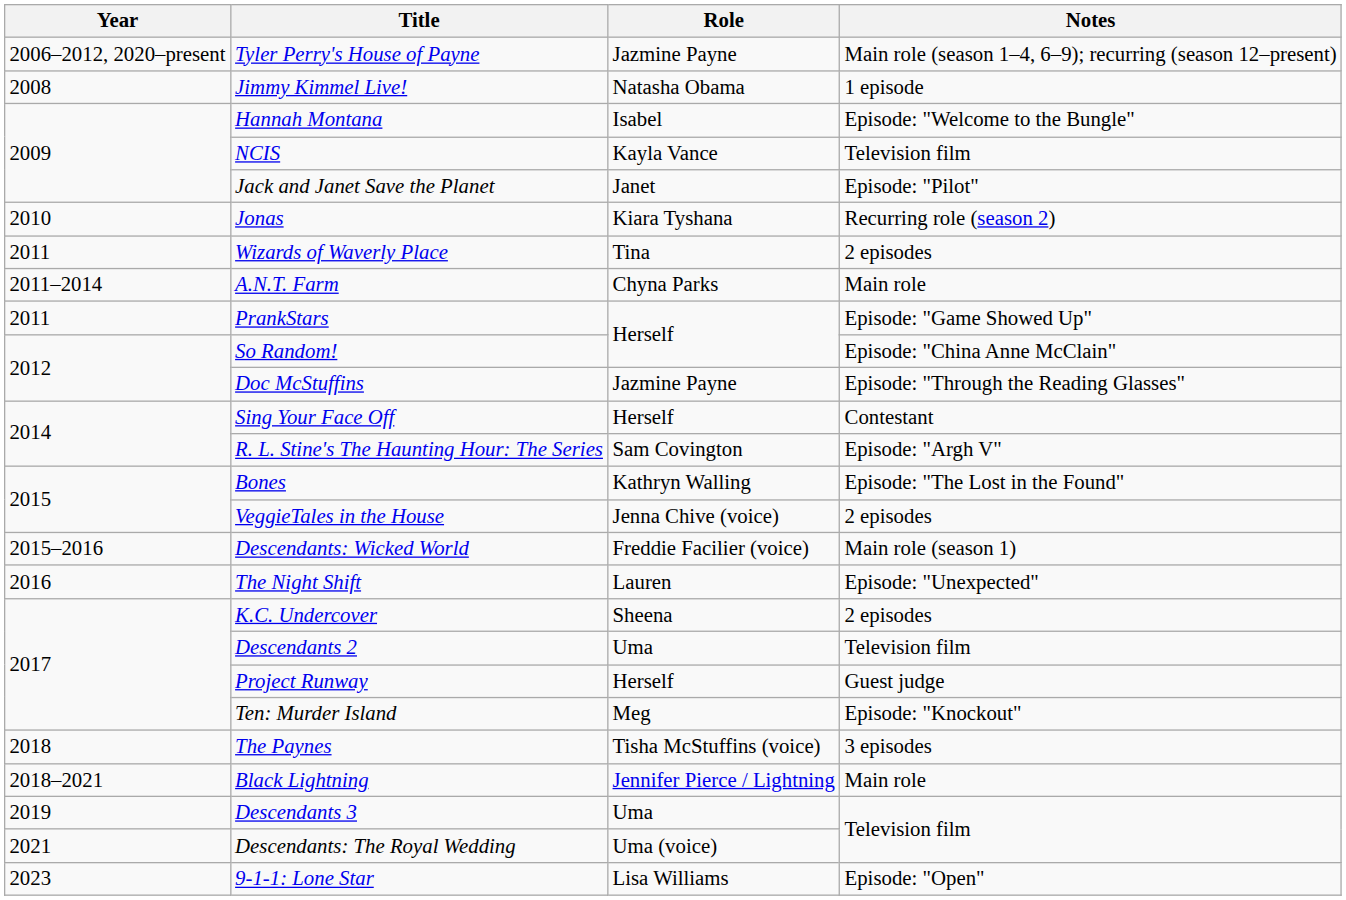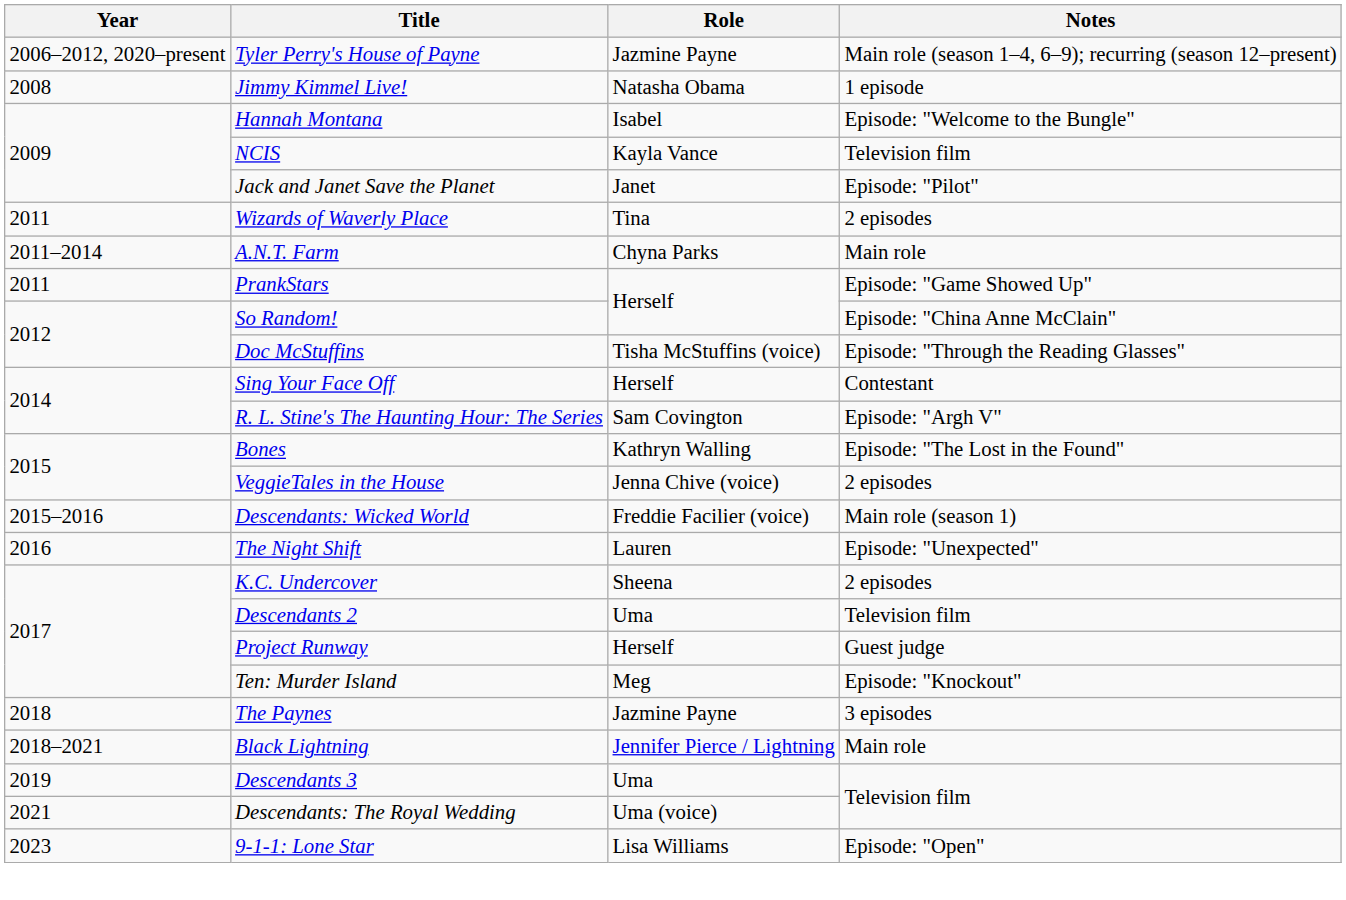- row: (259, 218)
(675, 383) Jazmine Payne -> (717, 350) Tisha McStuffins (voice)
(717, 746) Tisha McStuffins (voice) -> (675, 713) Jazmine Payne
